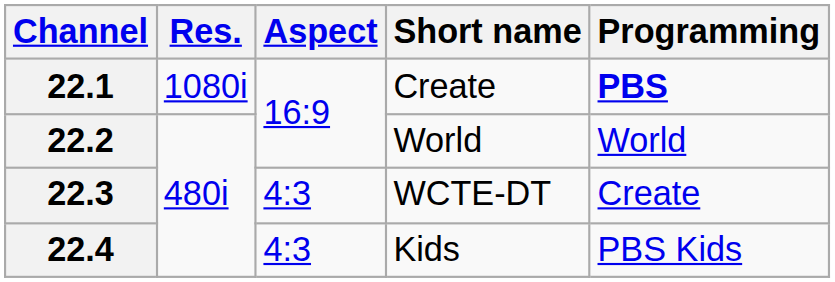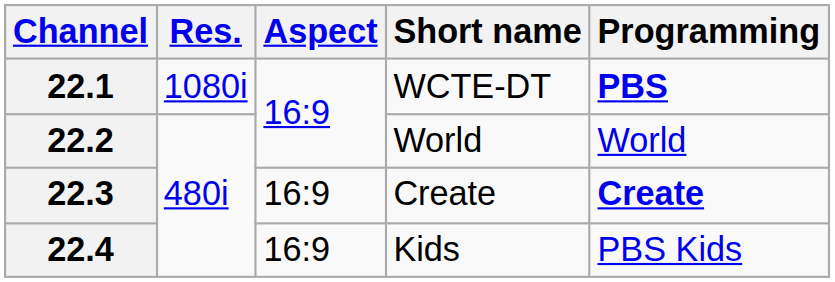(445, 85) Create -> (472, 85) WCTE-DT
(287, 194) 4:3 -> (297, 194) 16:9
(472, 194) WCTE-DT -> (445, 194) Create
(649, 194) normal -> (651, 194) bold
(287, 248) 4:3 -> (297, 248) 16:9
